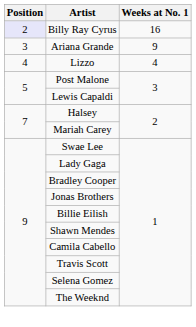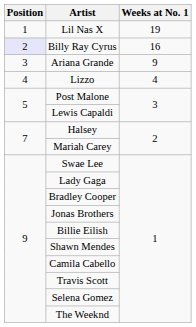+ row: (82, 29)
